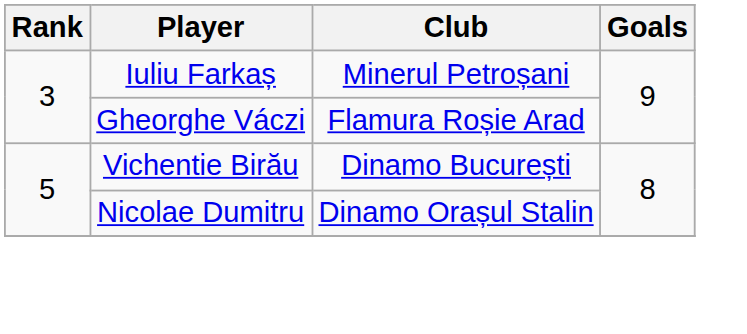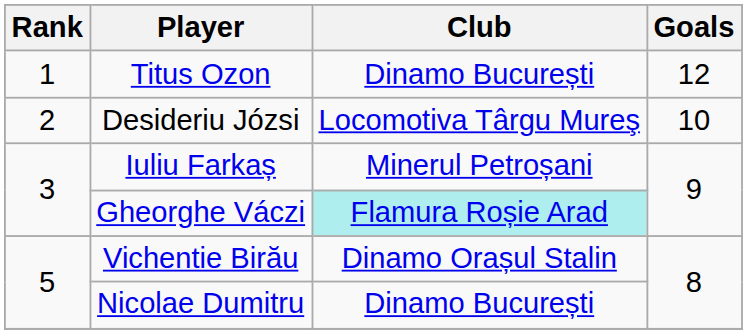+ row: (201, 73)
+ row: (201, 119)
(456, 119) no background -> (479, 212) paleturquoise background
(456, 166) Dinamo București -> (479, 258) Dinamo Orașul Stalin
(456, 212) Dinamo Orașul Stalin -> (479, 304) Dinamo București
